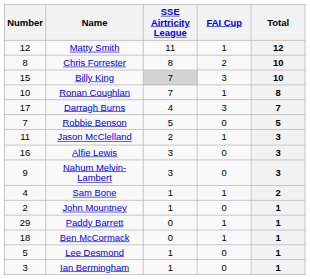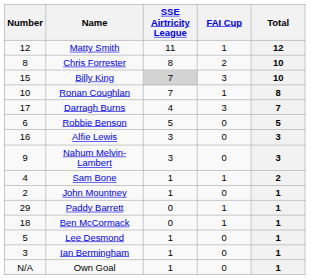(25, 123) 7 -> (25, 123) 6
- row: (95, 137)
+ row: (95, 267)
